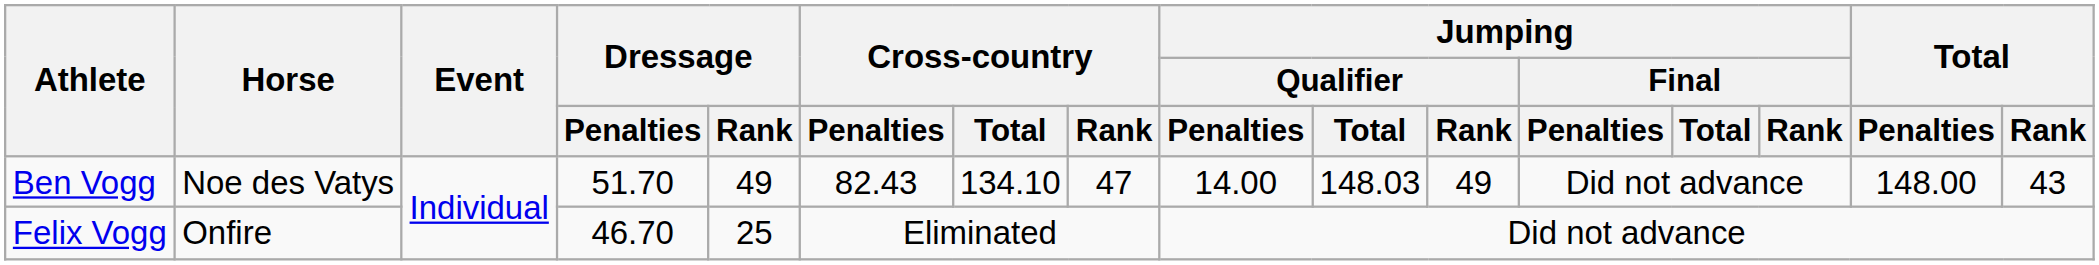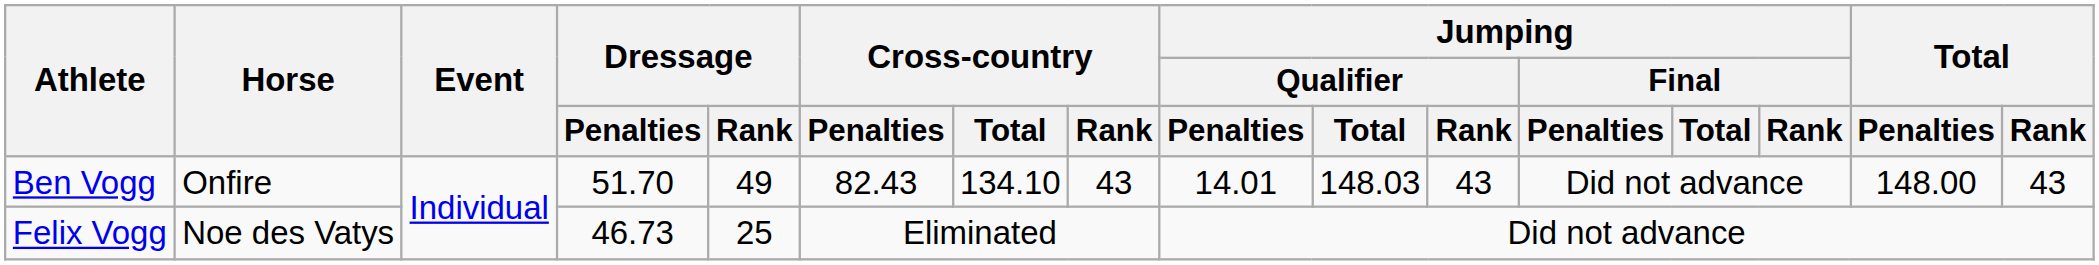(288, 182) Noe des Vatys -> (227, 182) Onfire
(1114, 182) 47 -> (1114, 182) 43
(1236, 182) 14.00 -> (1236, 182) 14.01
(1474, 182) 49 -> (1474, 182) 43
(227, 234) Onfire -> (288, 234) Noe des Vatys
(633, 234) 46.70 -> (633, 234) 46.73
